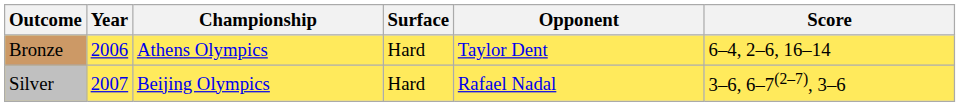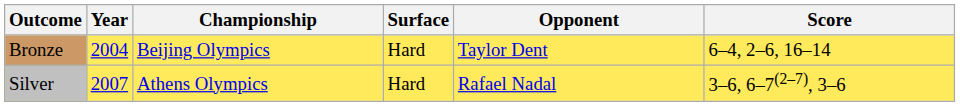(109, 49) 2006 -> (109, 49) 2004
(202, 49) Athens Olympics -> (203, 49) Beijing Olympics
(203, 82) Beijing Olympics -> (202, 82) Athens Olympics
